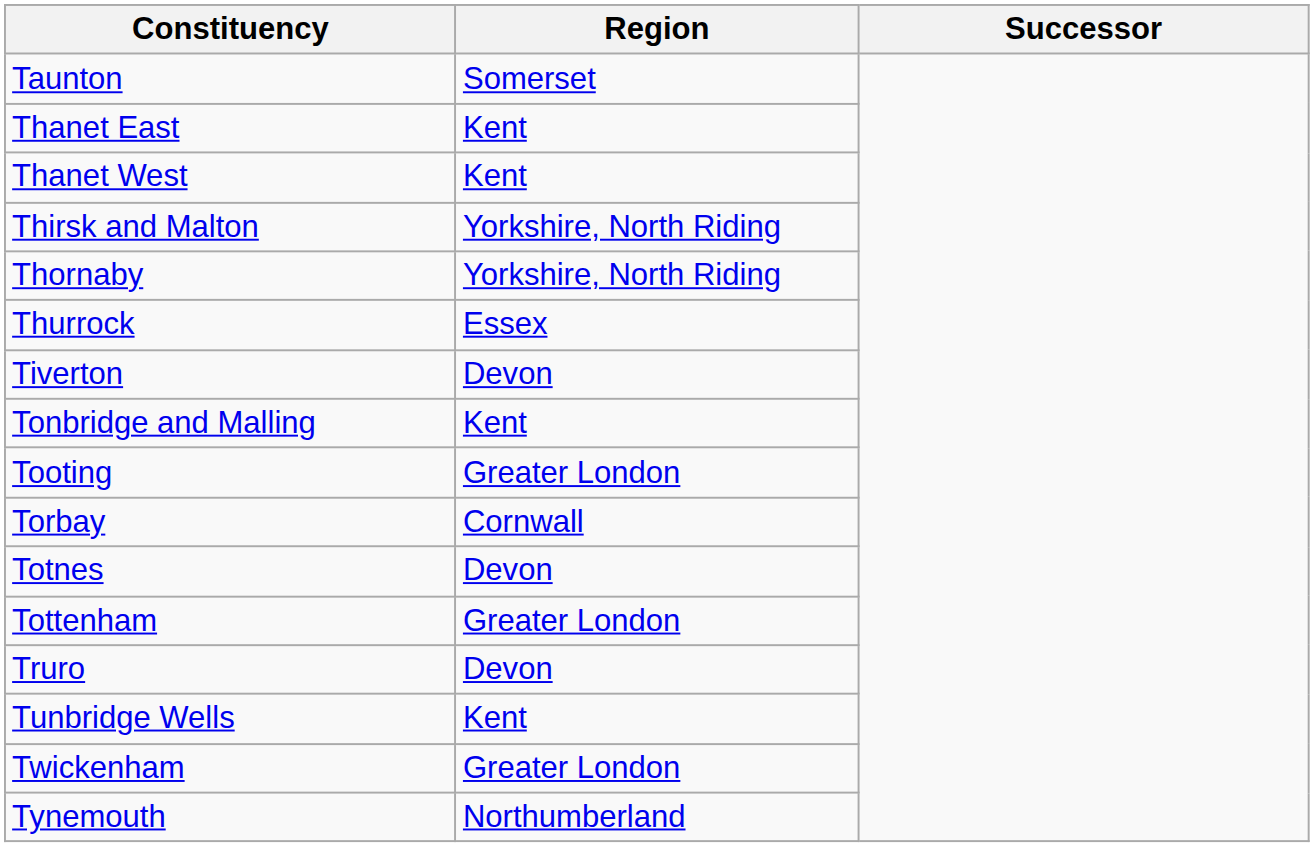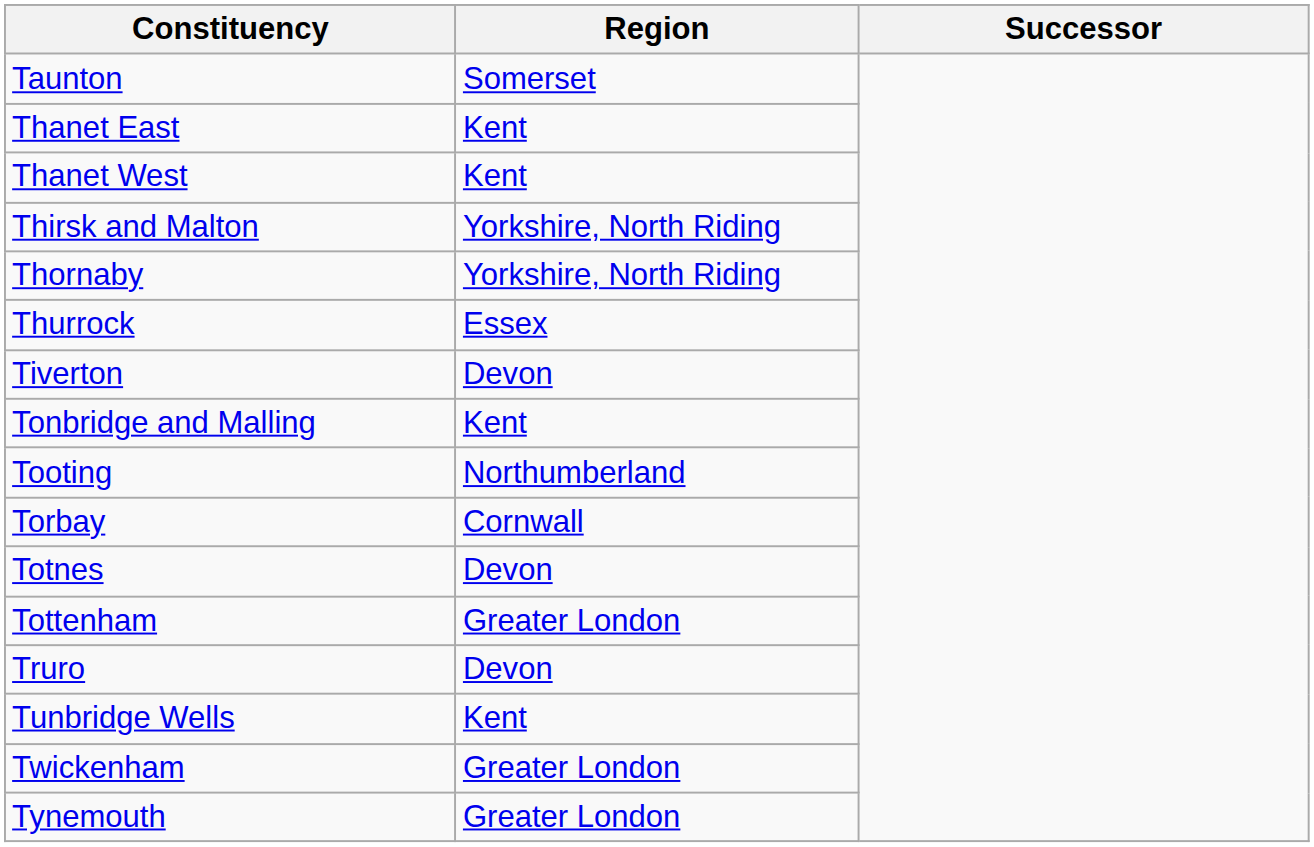(572, 472) Greater London -> (574, 472) Northumberland
(574, 816) Northumberland -> (572, 816) Greater London
